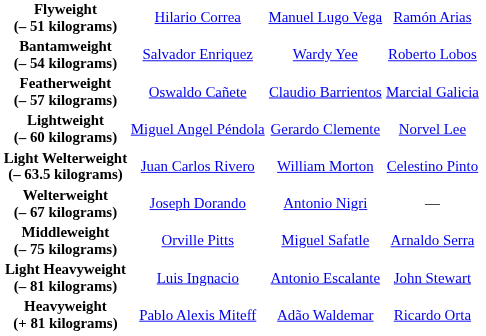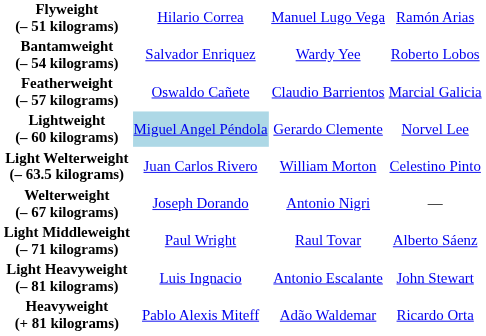(198, 129) no background -> (201, 129) lightblue background
+ row: (67, 240)
- row: (65, 240)
